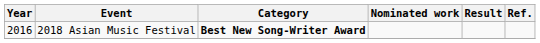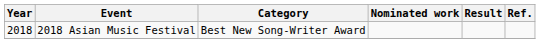(20, 30) 2016 -> (20, 30) 2018
(283, 30) bold -> (283, 30) normal
